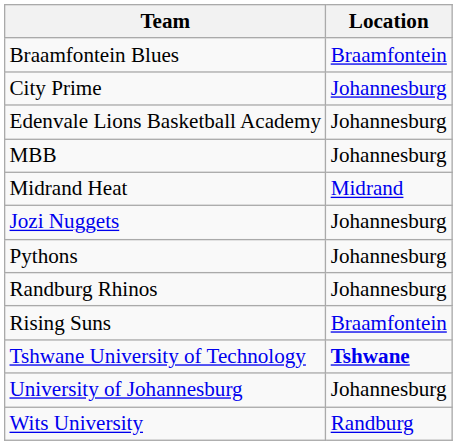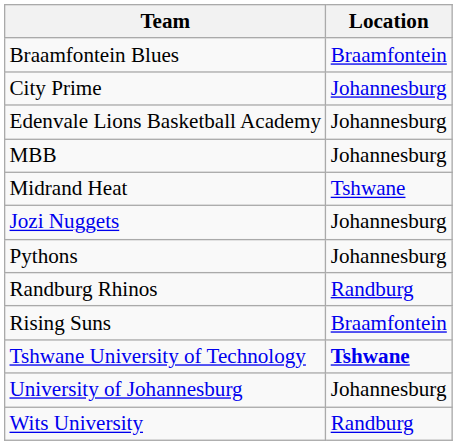(367, 188) Midrand -> (368, 188) Tshwane
(389, 289) Johannesburg -> (372, 289) Randburg
